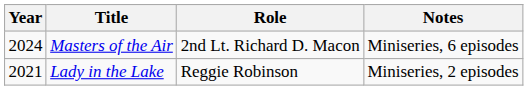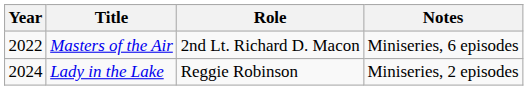(25, 44) 2024 -> (25, 44) 2022
(25, 71) 2021 -> (25, 71) 2024
